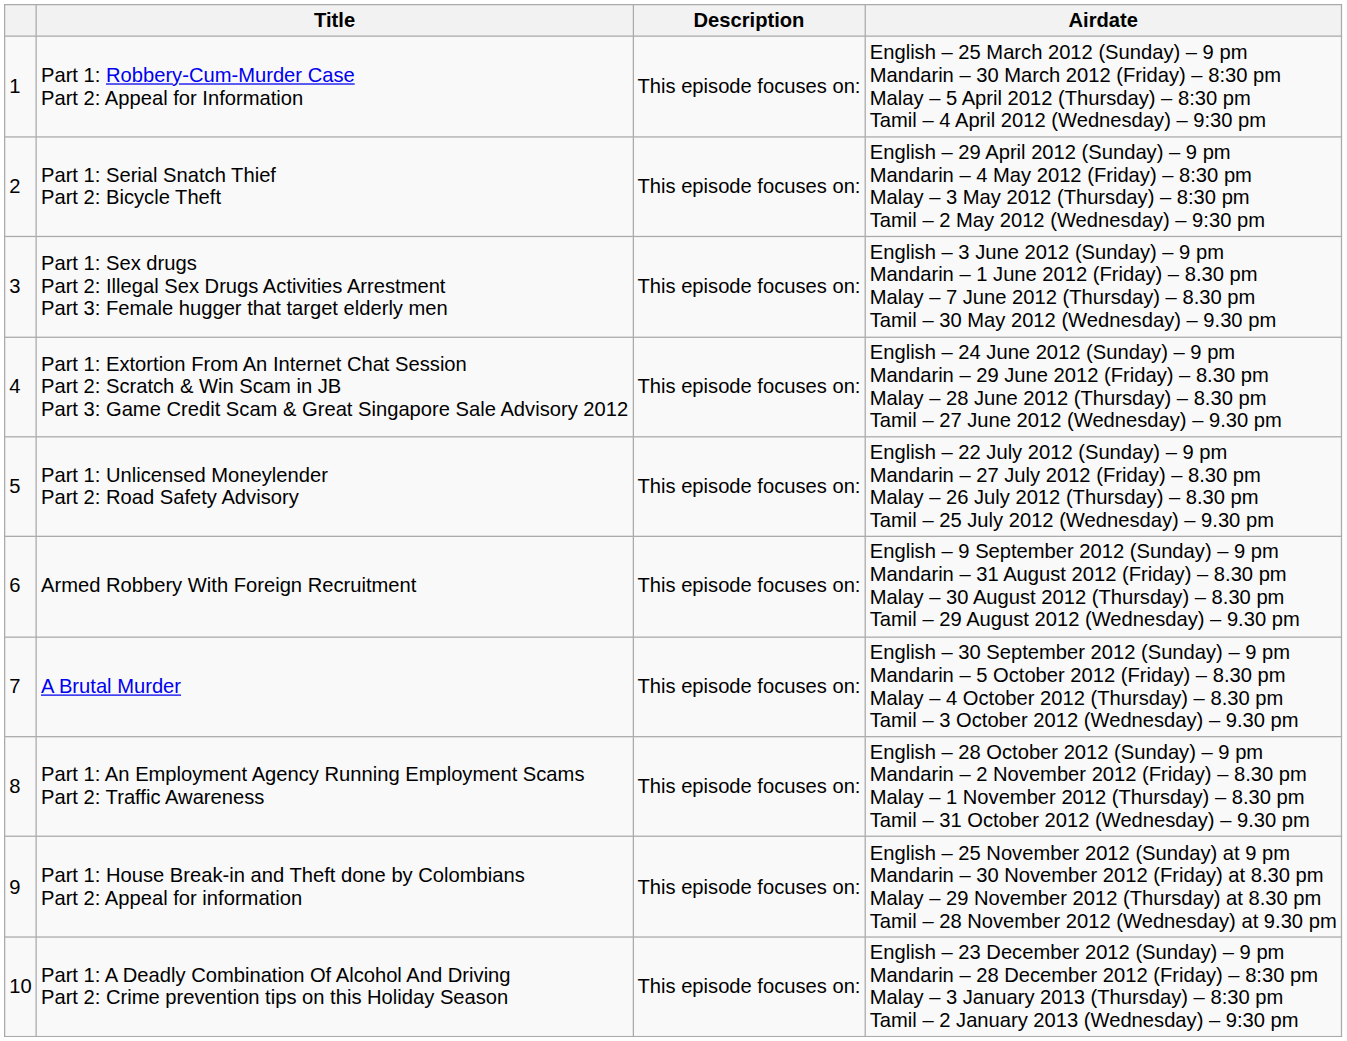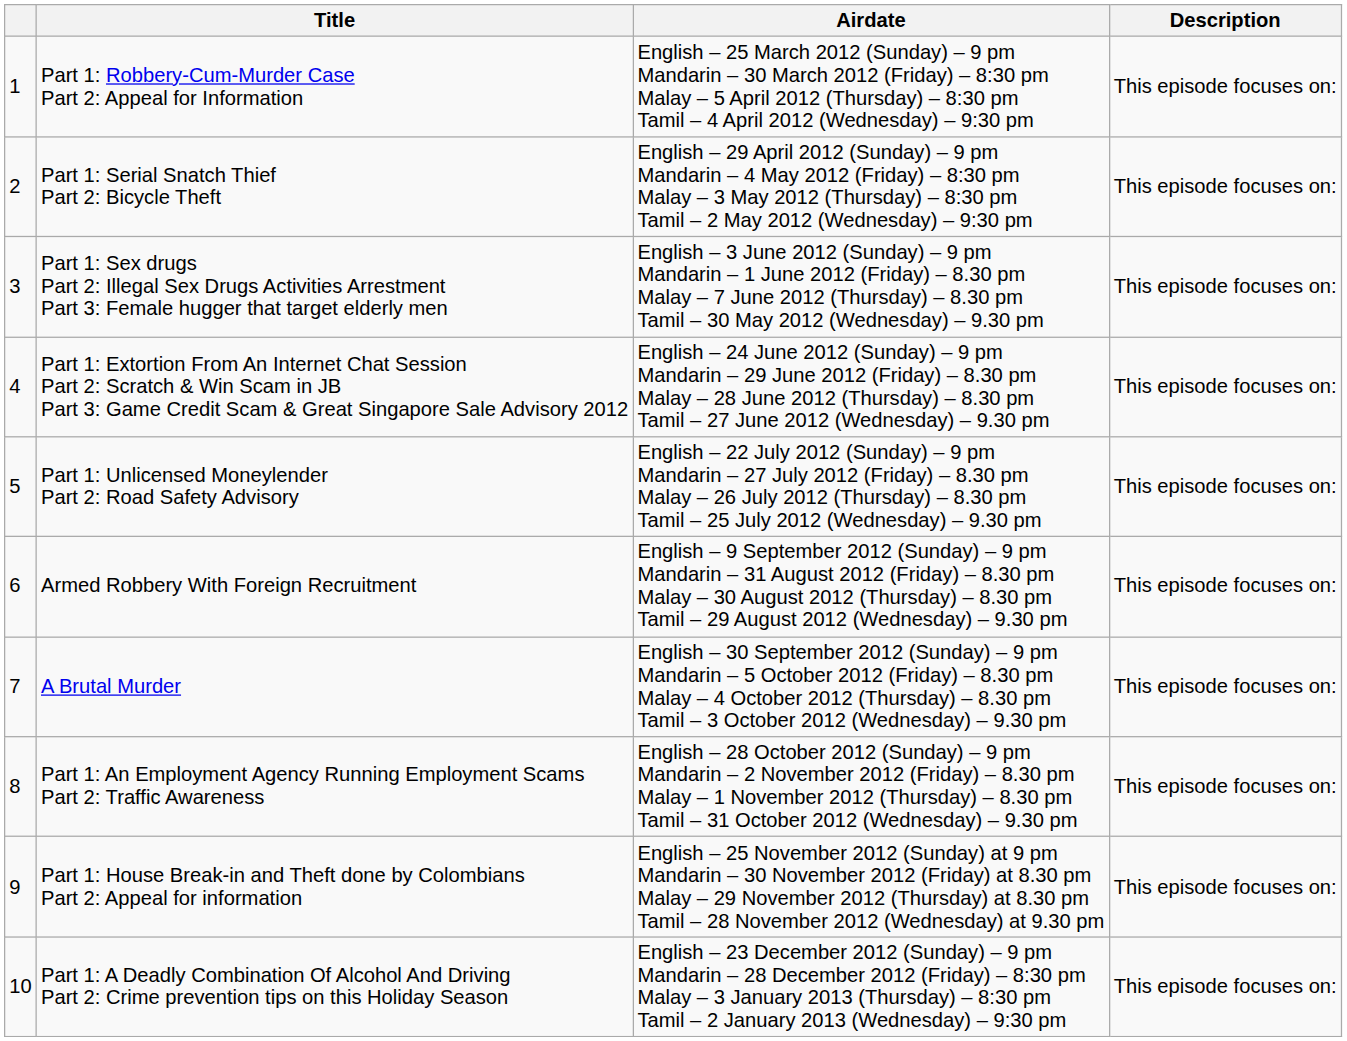columns swapped: (749, 20) <-> (1103, 20)
